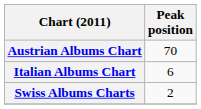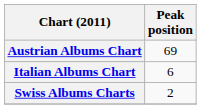(170, 51) 70 -> (170, 51) 69
